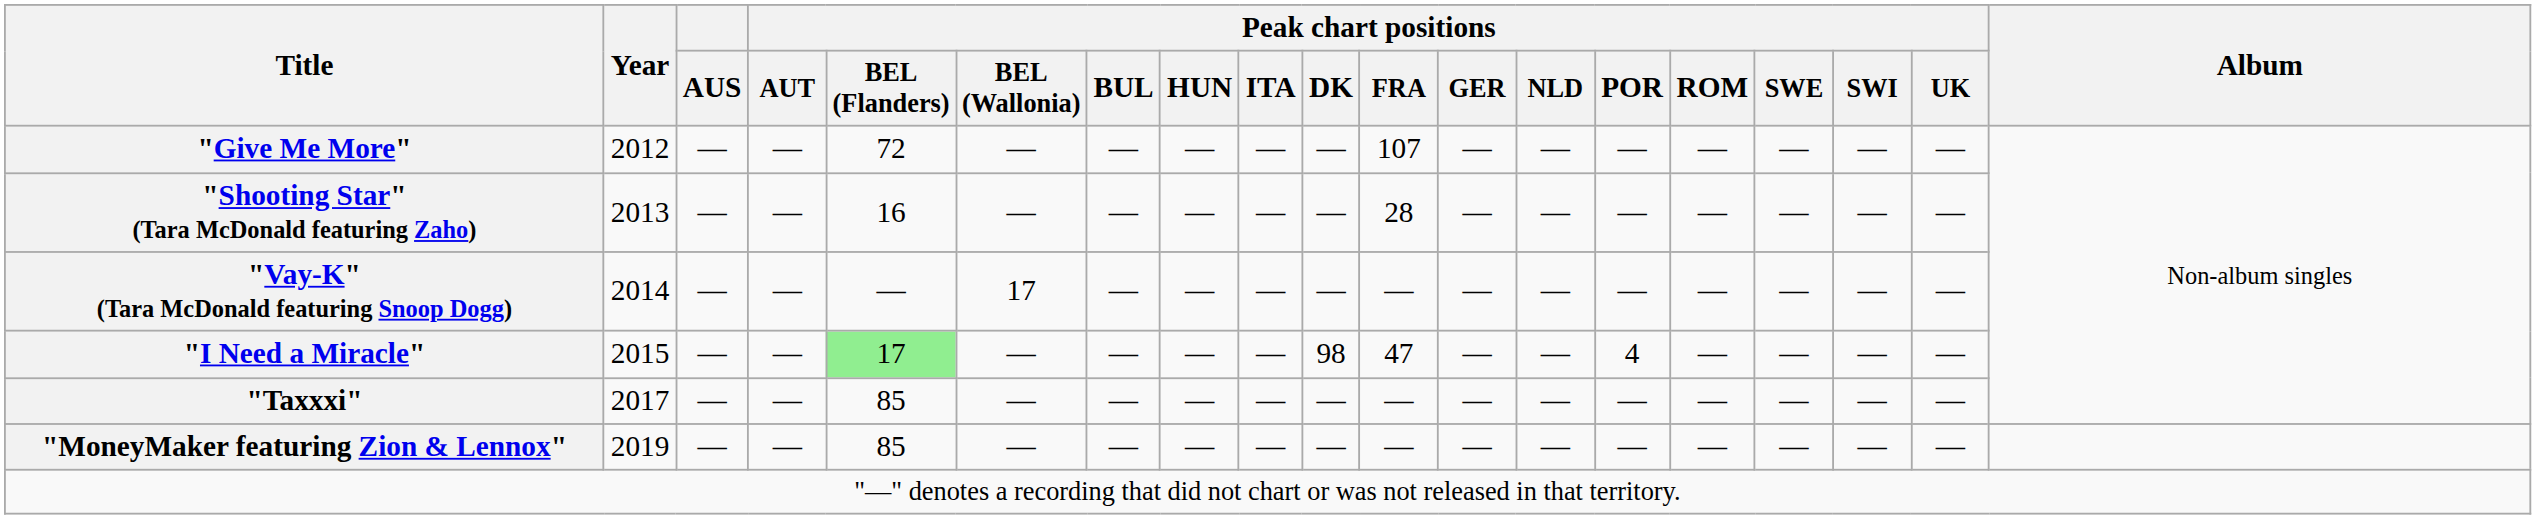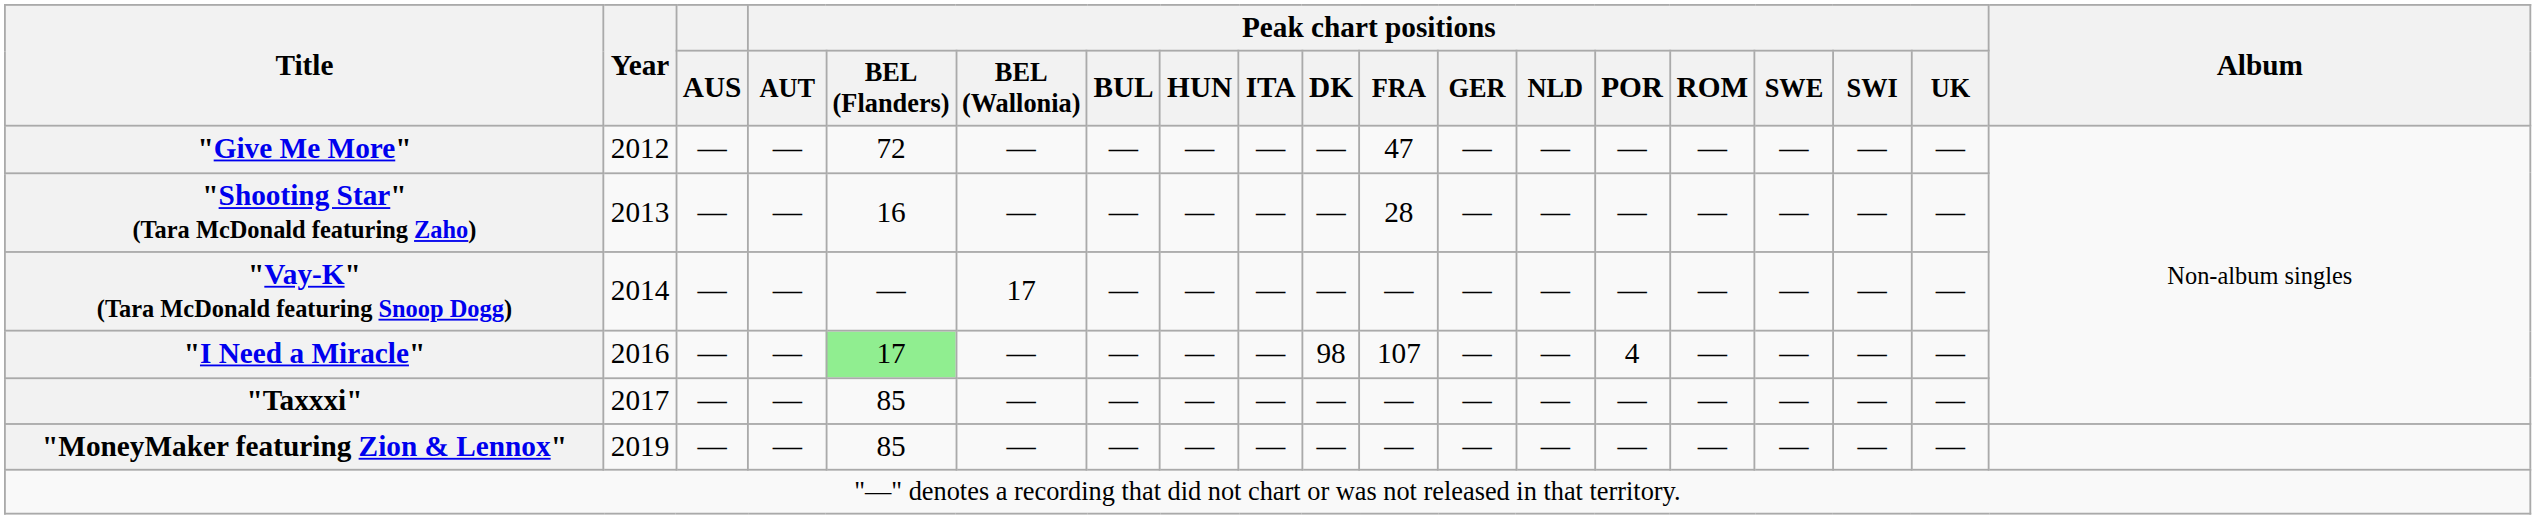(1399, 148) 107 -> (1399, 148) 47
(640, 353) 2015 -> (640, 353) 2016
(1399, 353) 47 -> (1399, 353) 107
